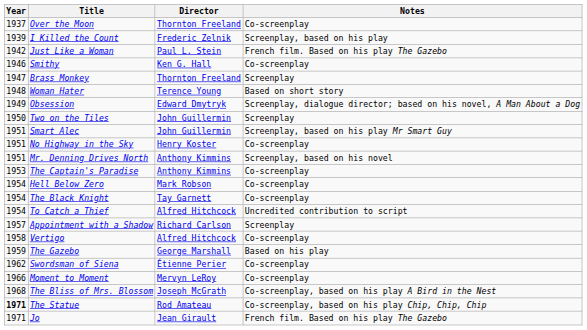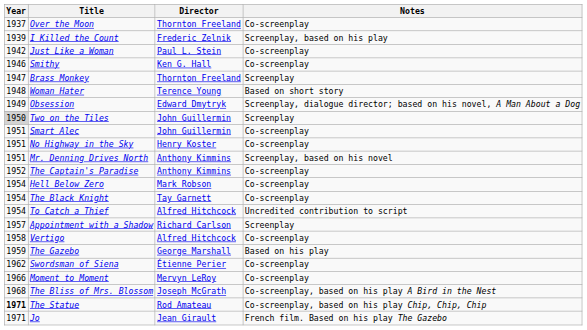(346, 51) French film. Based on his play The Gazebo -> (277, 51) Co-screenplay
(16, 118) no background -> (16, 118) lightgrey background
(348, 131) Screenplay, based on his play Mr Smart Guy -> (277, 131) Co-screenplay
(16, 171) 1953 -> (16, 171) 1952
